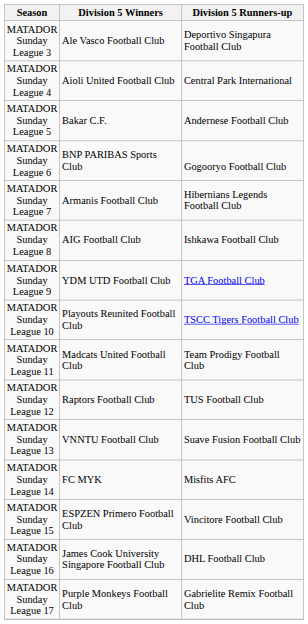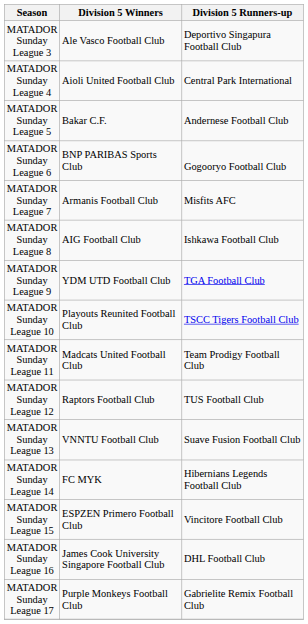(226, 200) Hibernians Legends Football Club -> (210, 200) Misfits AFC
(210, 479) Misfits AFC -> (226, 479) Hibernians Legends Football Club
